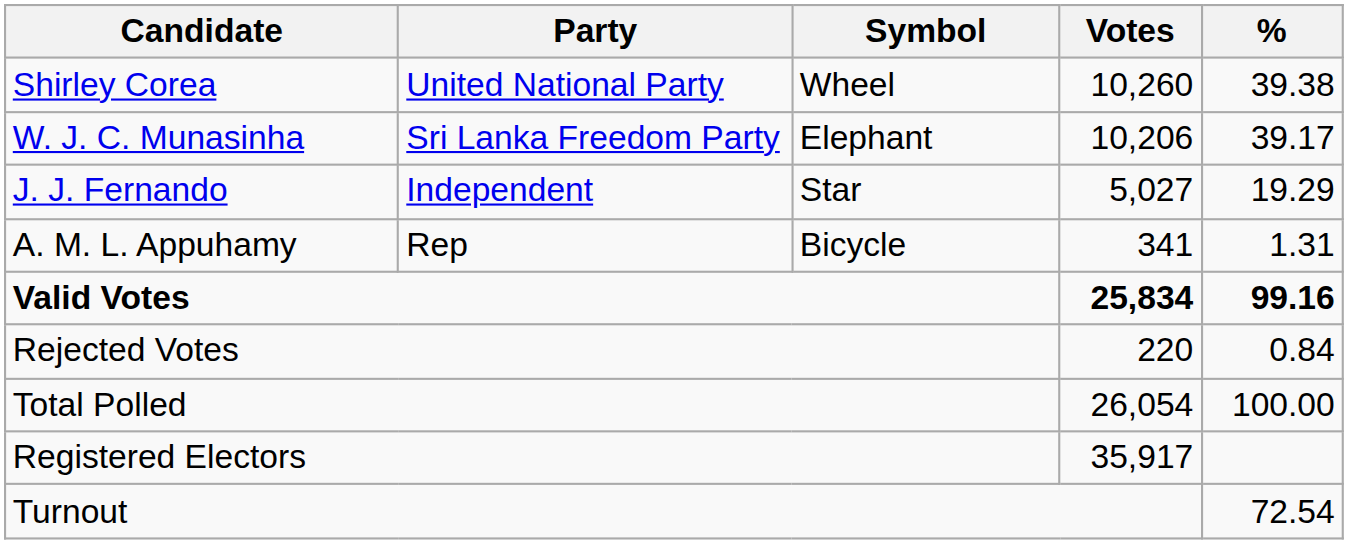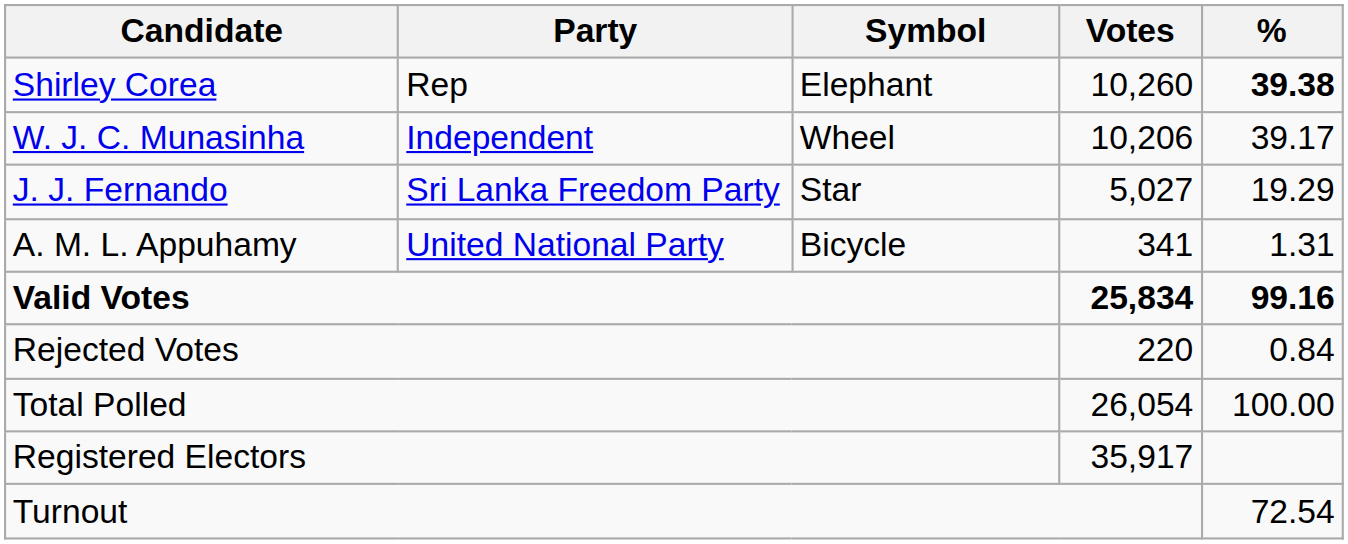(565, 84) United National Party -> (437, 84) Rep
(847, 84) Wheel -> (866, 84) Elephant
(1293, 84) normal -> (1293, 84) bold
(593, 137) Sri Lanka Freedom Party -> (500, 137) Independent
(866, 137) Elephant -> (847, 137) Wheel
(500, 191) Independent -> (593, 191) Sri Lanka Freedom Party
(437, 244) Rep -> (565, 244) United National Party
